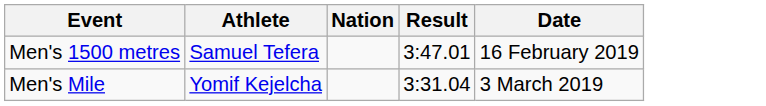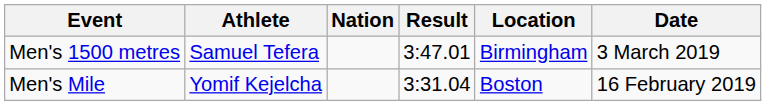+ column: (534, 20)
(559, 52) 16 February 2019 -> (658, 52) 3 March 2019
(542, 84) 3 March 2019 -> (676, 84) 16 February 2019
